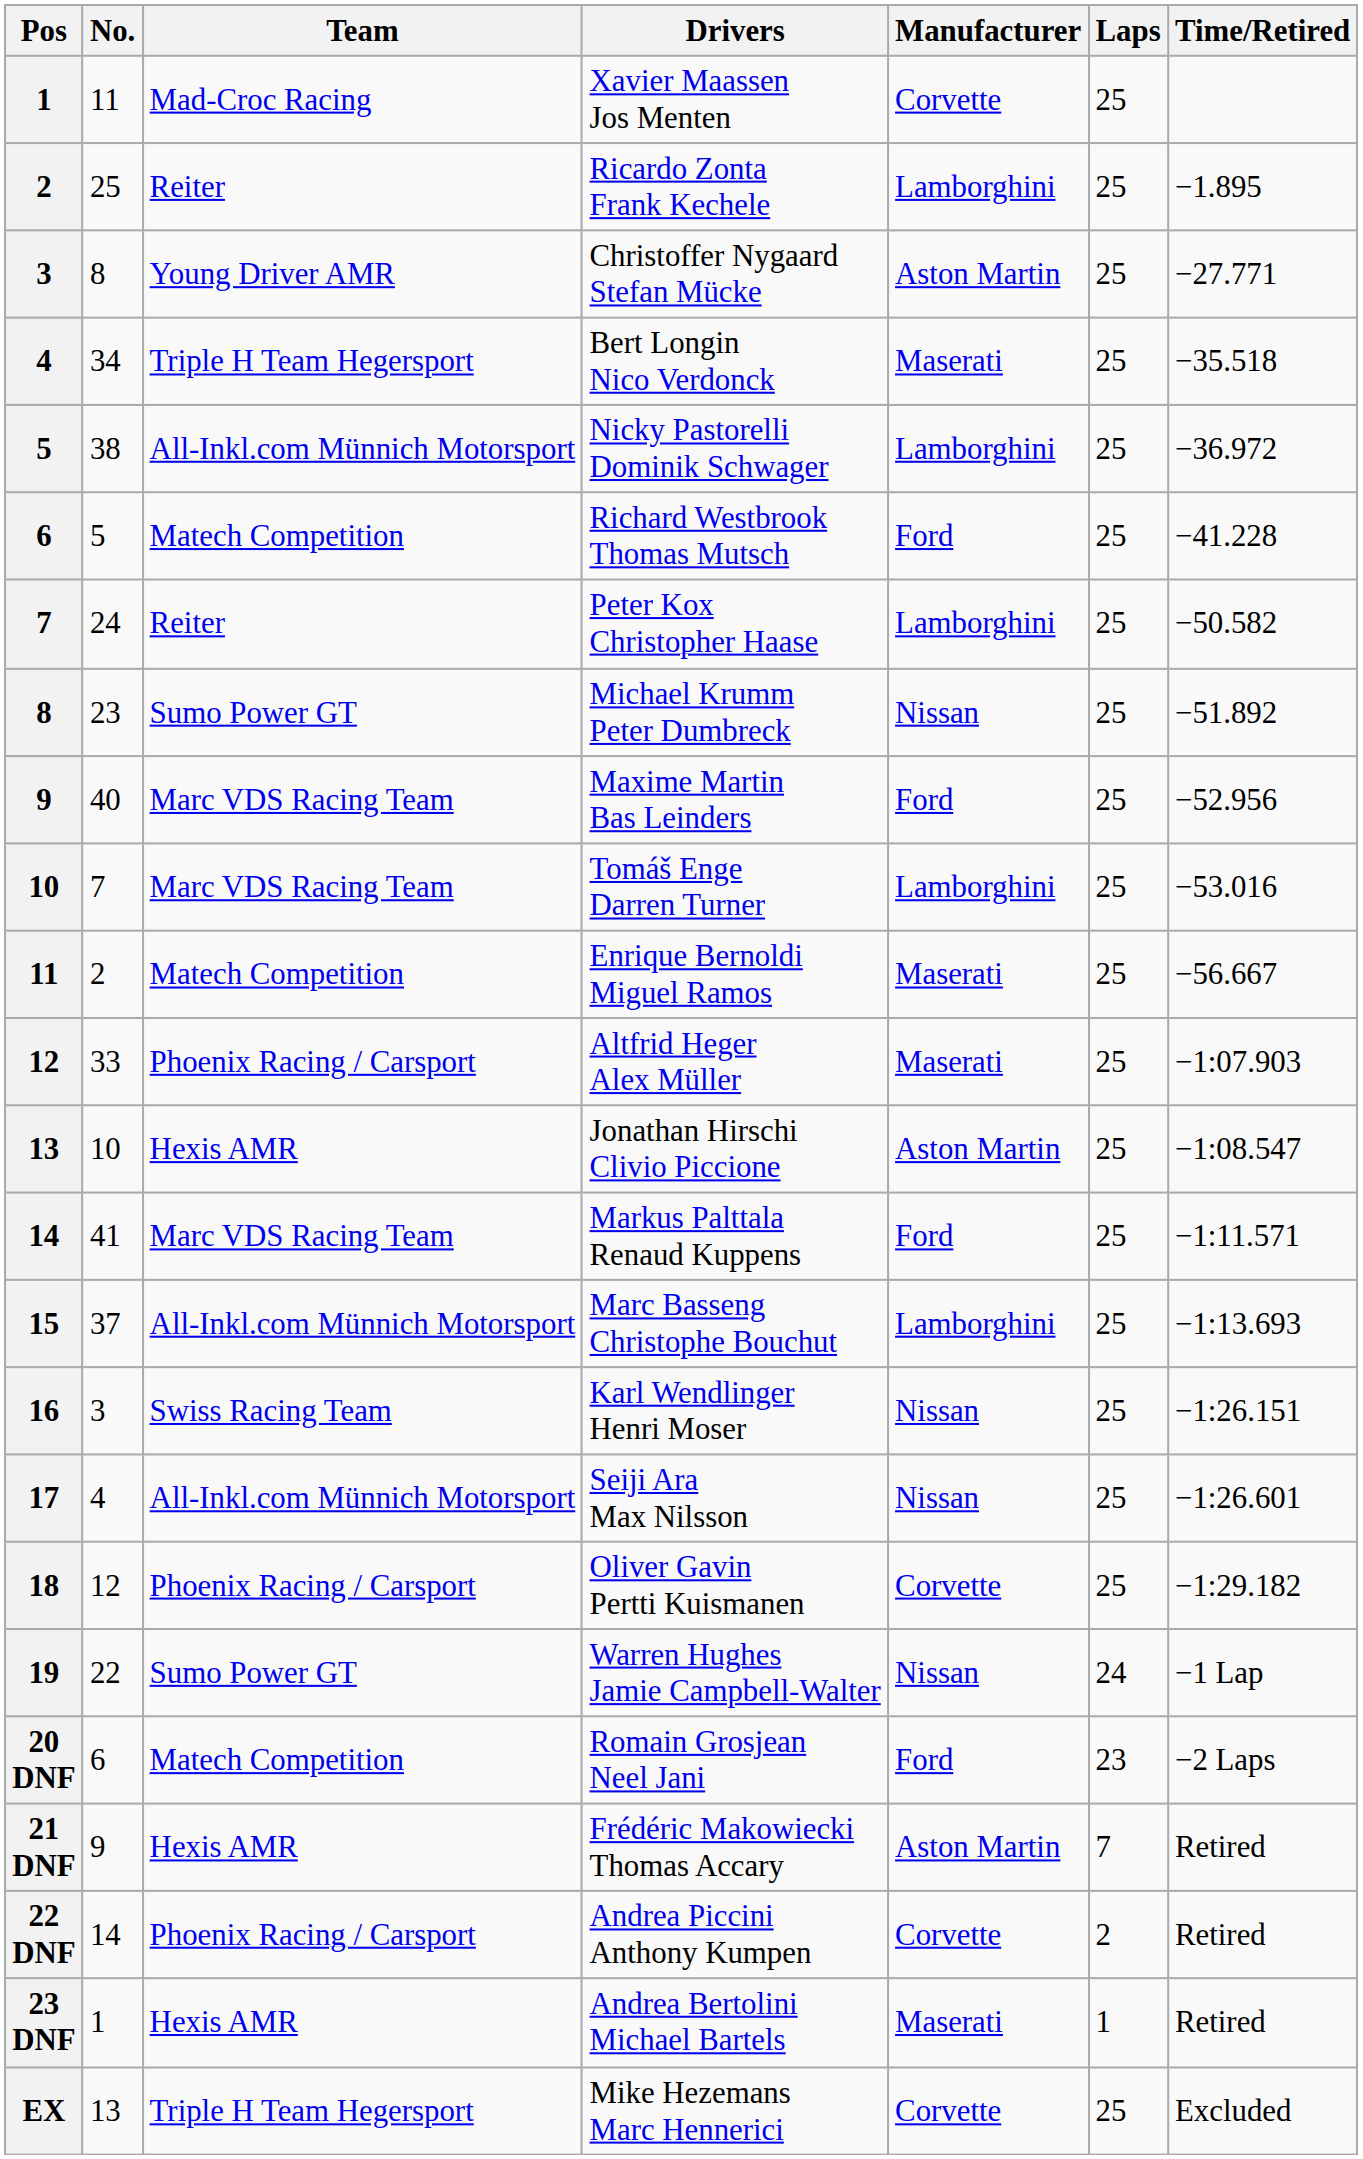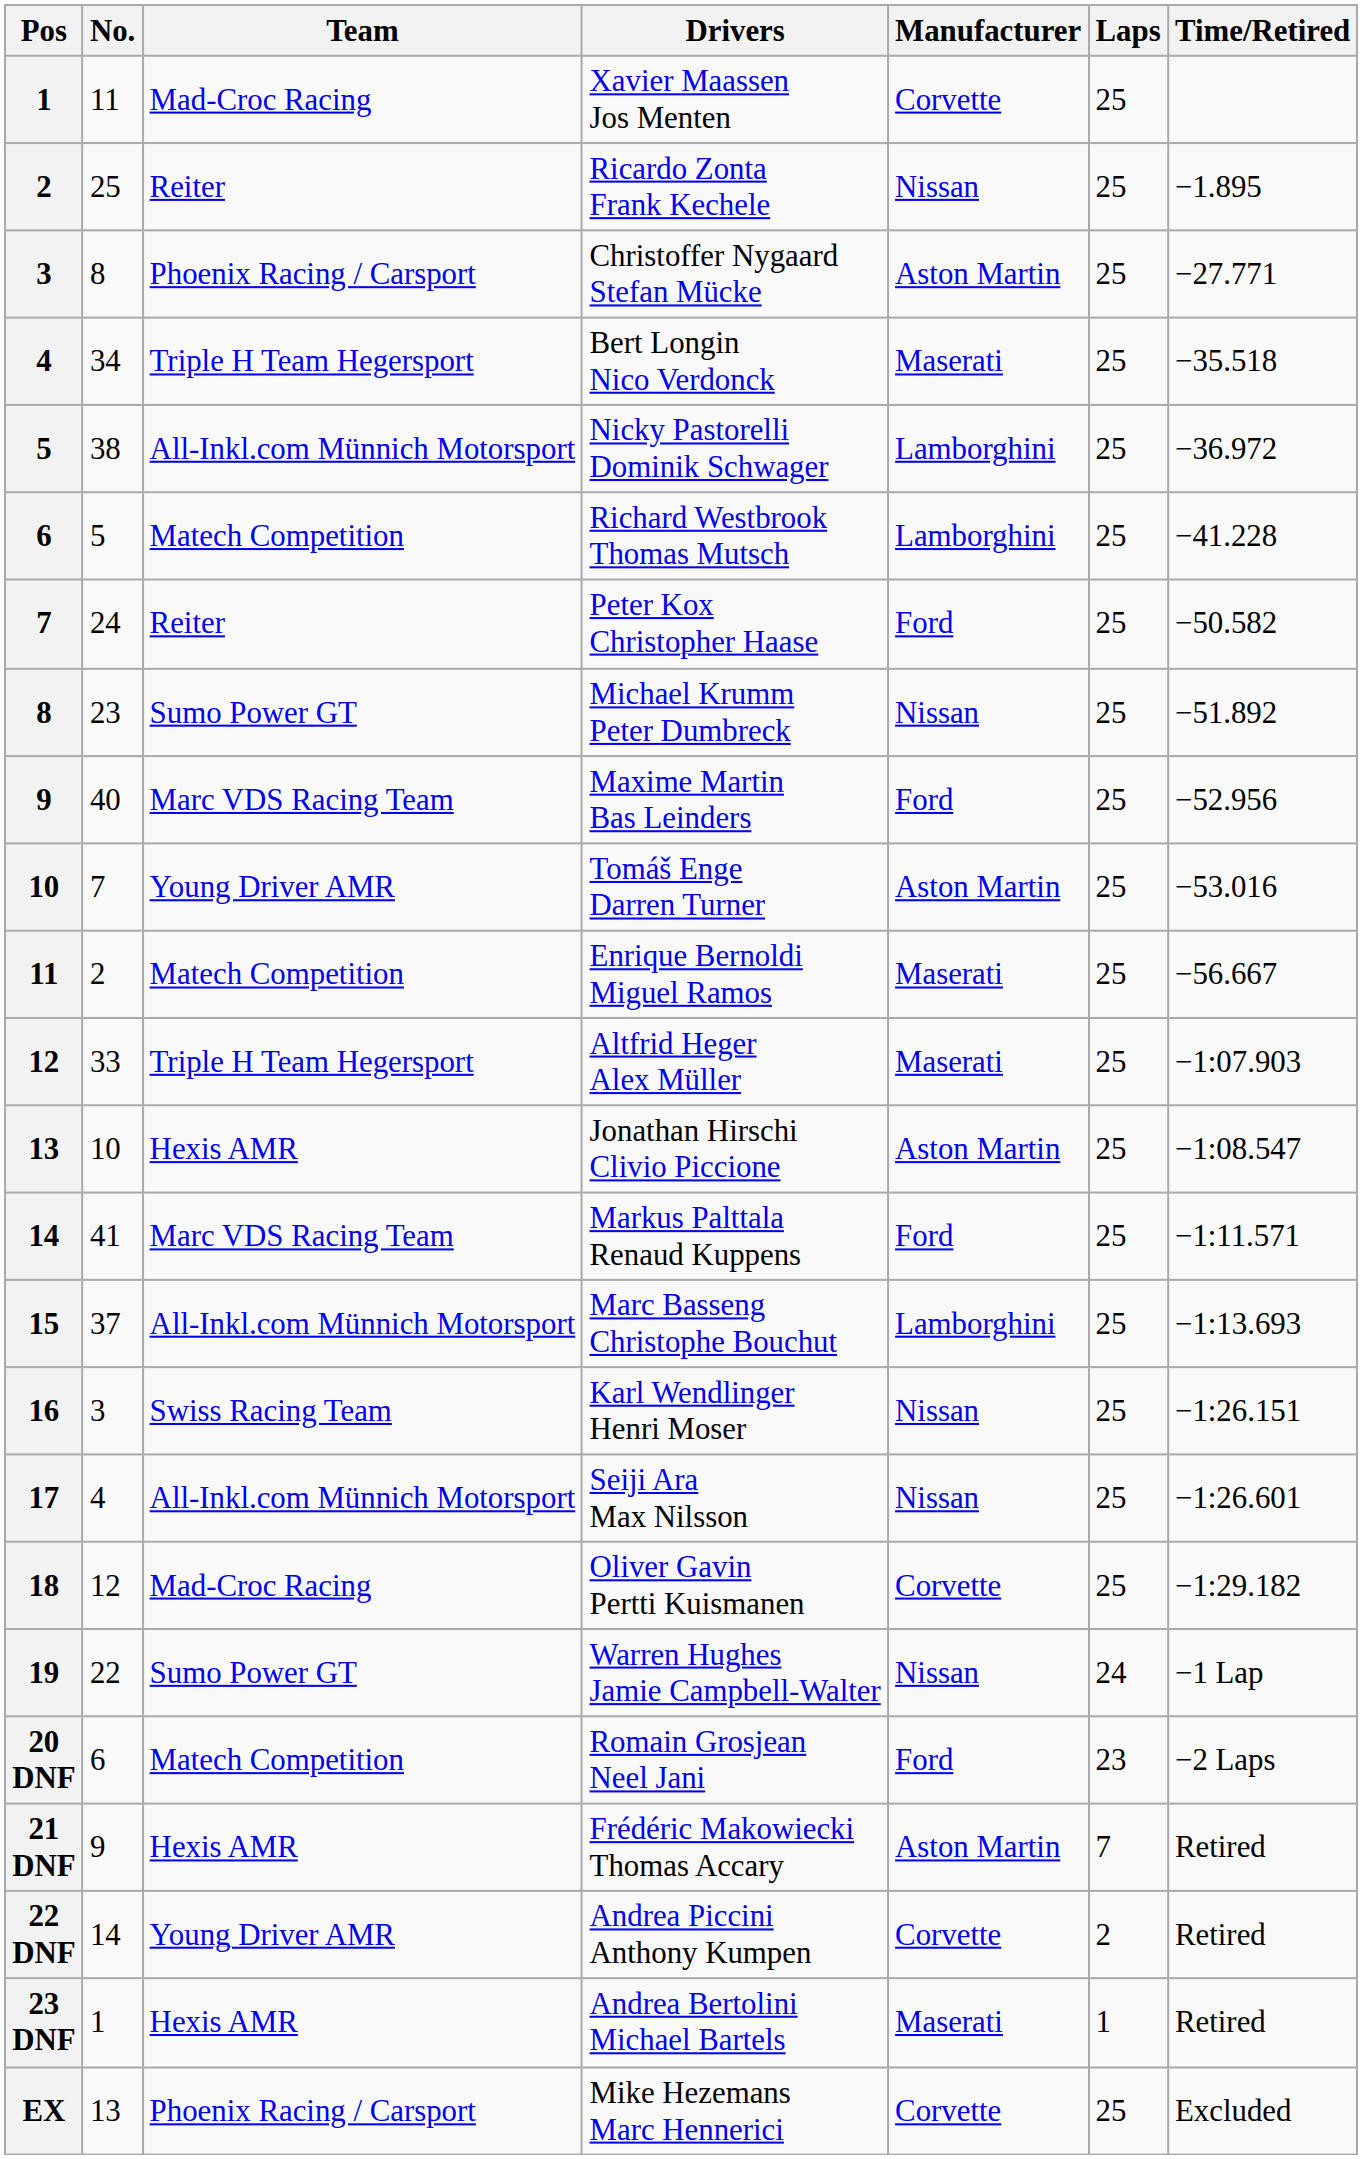(975, 186) Lamborghini -> (937, 186) Nissan
(272, 274) Young Driver AMR -> (313, 274) Phoenix Racing / Carsport
(924, 536) Ford -> (975, 536) Lamborghini
(975, 623) Lamborghini -> (924, 623) Ford
(302, 886) Marc VDS Racing Team -> (272, 886) Young Driver AMR
(975, 886) Lamborghini -> (978, 886) Aston Martin
(313, 1060) Phoenix Racing / Carsport -> (312, 1060) Triple H Team Hegersport
(313, 1585) Phoenix Racing / Carsport -> (260, 1585) Mad-Croc Racing
(313, 1935) Phoenix Racing / Carsport -> (272, 1935) Young Driver AMR
(312, 2109) Triple H Team Hegersport -> (313, 2109) Phoenix Racing / Carsport
